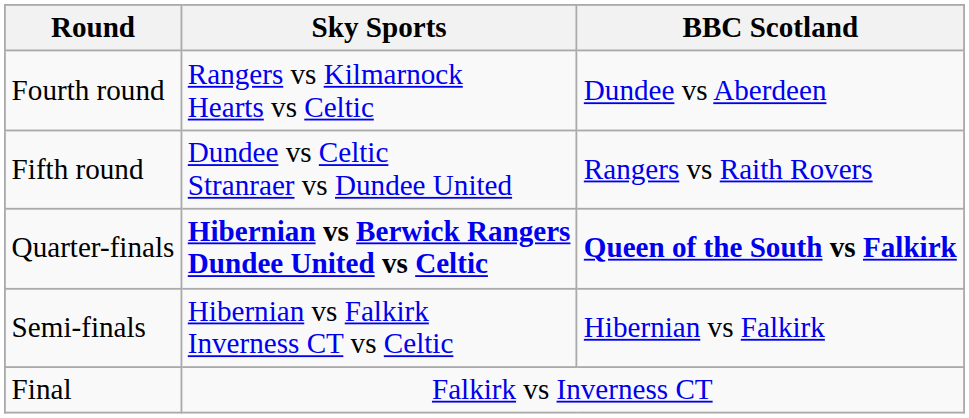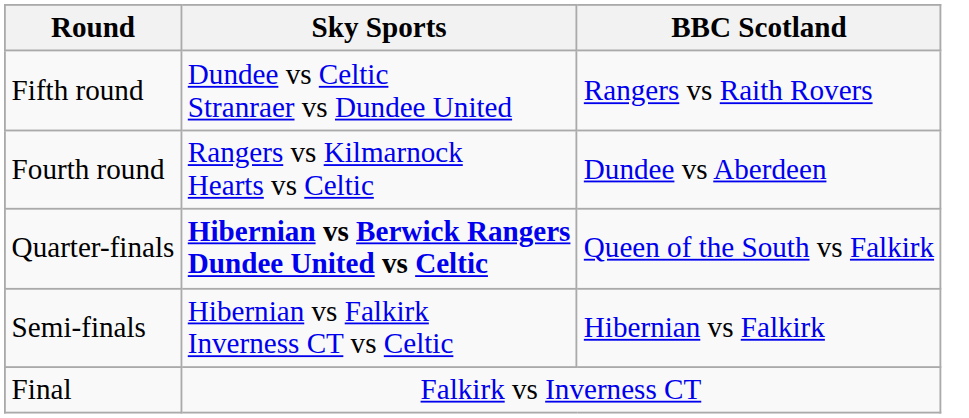rows swapped: (88, 90) <-> (78, 169)
(770, 248) bold -> (759, 248) normal
